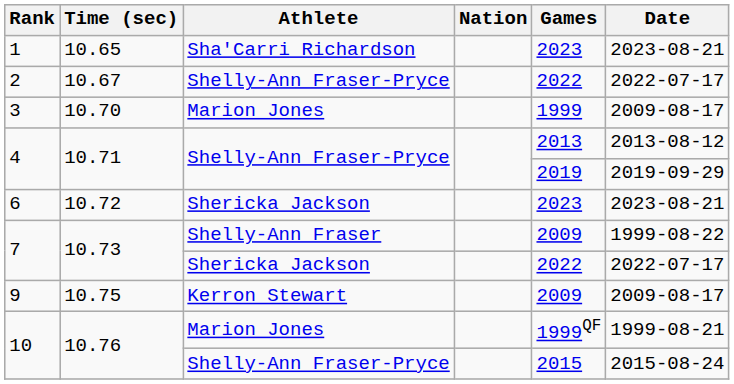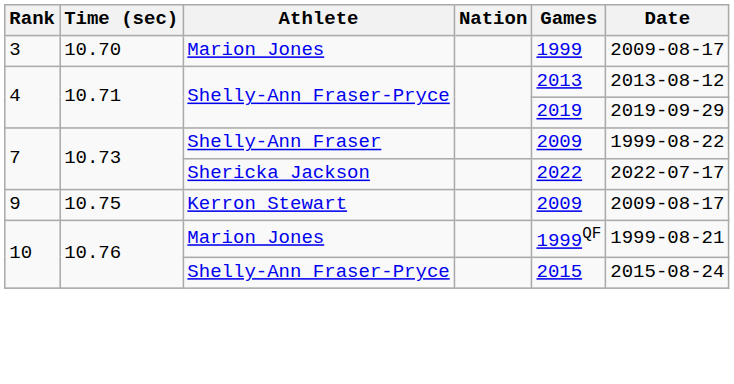- row: (15, 51)
- row: (15, 82)
- row: (15, 205)
